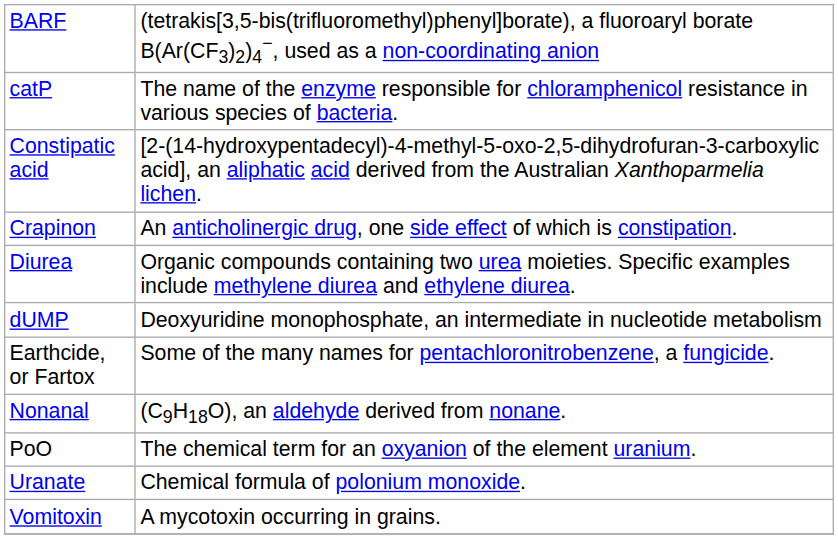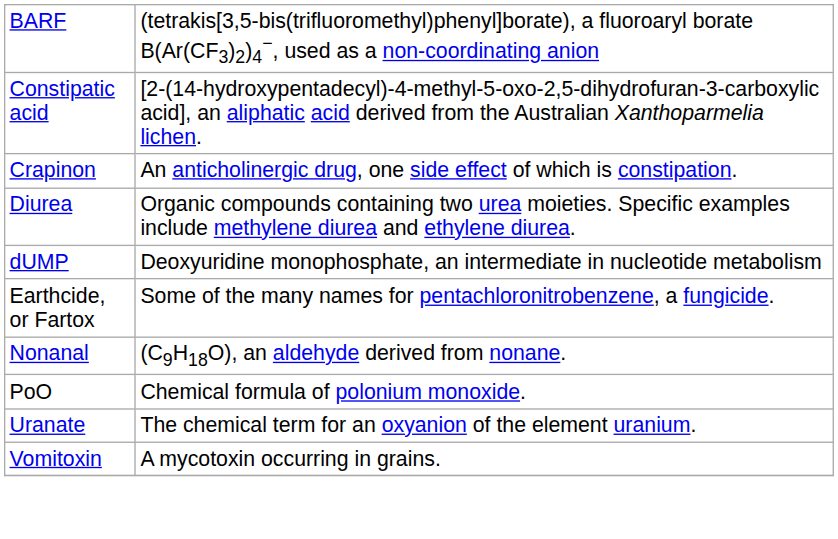- row: (31, 89)
(418, 449) The chemical term for an oxyanion of the element uranium. -> (333, 391) Chemical formula of polonium monoxide.
(333, 482) Chemical formula of polonium monoxide. -> (418, 425) The chemical term for an oxyanion of the element uranium.
